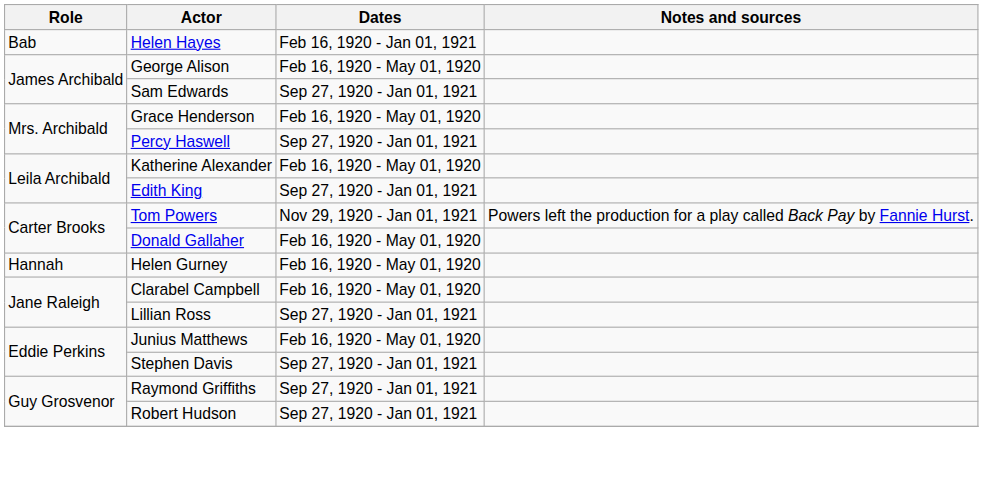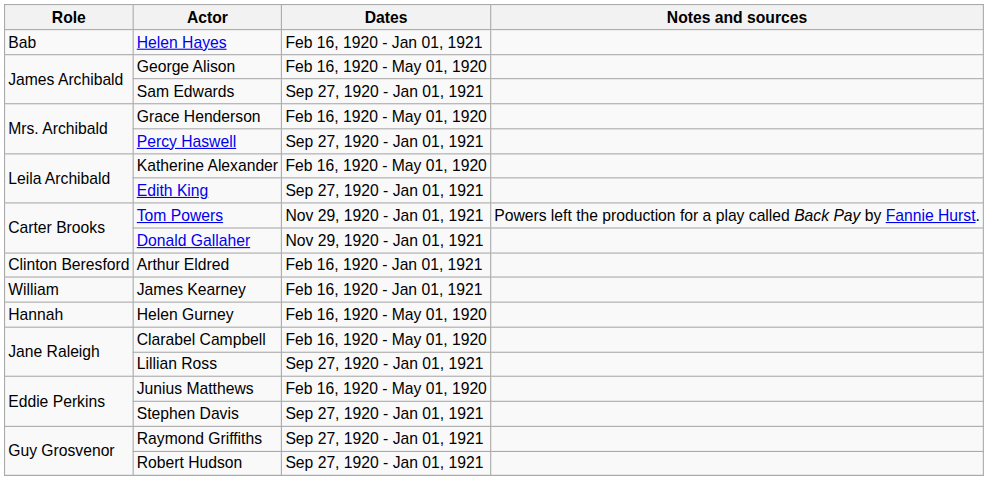(380, 241) Feb 16, 1920 - May 01, 1920 -> (384, 241) Nov 29, 1920 - Jan 01, 1921
+ row: (183, 265)
+ row: (191, 290)
